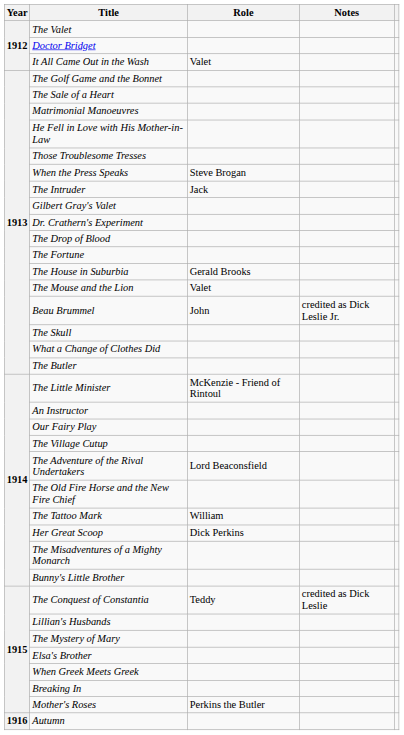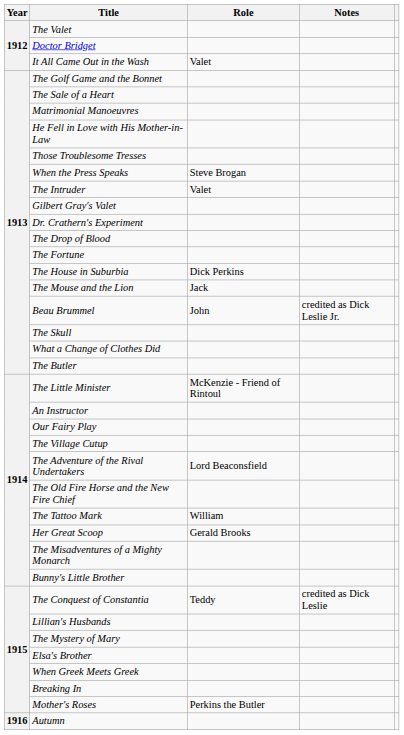(199, 189) Jack -> (200, 189) Valet
(220, 271) Gerald Brooks -> (217, 271) Dick Perkins
(200, 288) Valet -> (199, 288) Jack
(217, 533) Dick Perkins -> (220, 533) Gerald Brooks
